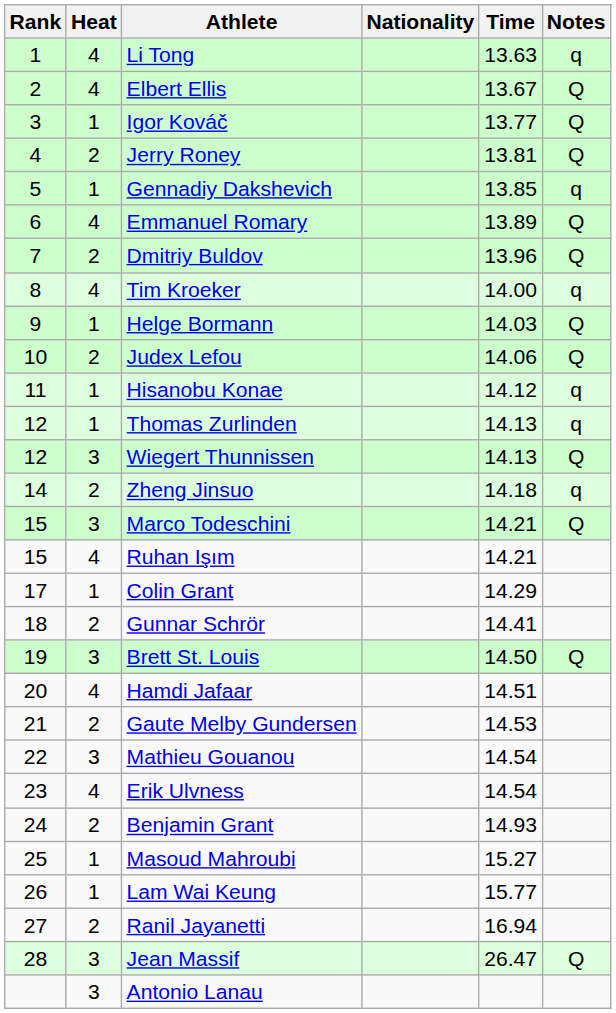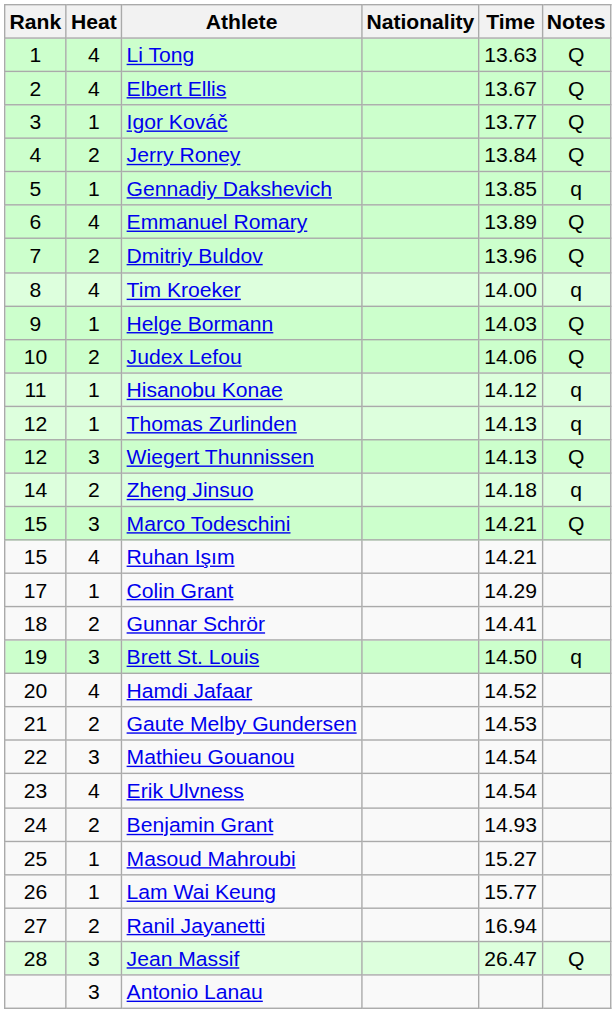(576, 55) q -> (576, 55) Q
(511, 155) 13.81 -> (511, 155) 13.84
(576, 657) Q -> (576, 657) q
(511, 691) 14.51 -> (511, 691) 14.52
